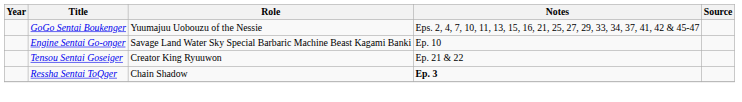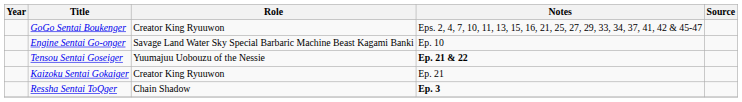(196, 27) Yuumajuu Uobouzu of the Nessie -> (179, 27) Creator King Ryuuwon
(176, 58) Creator King Ryuuwon -> (199, 58) Yuumajuu Uobouzu of the Nessie
(439, 58) normal -> (443, 58) bold
+ row: (80, 74)
